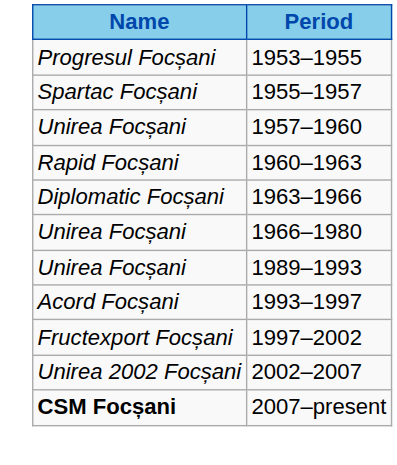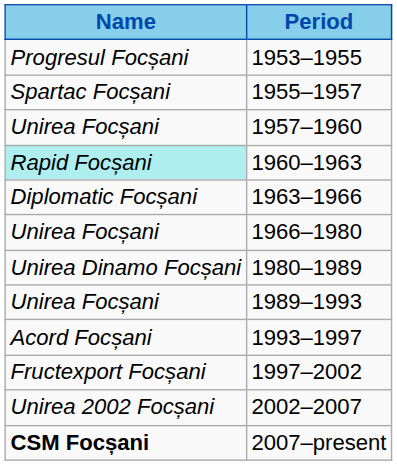(108, 162) no background -> (81, 162) paleturquoise background
+ row: (307, 267)
